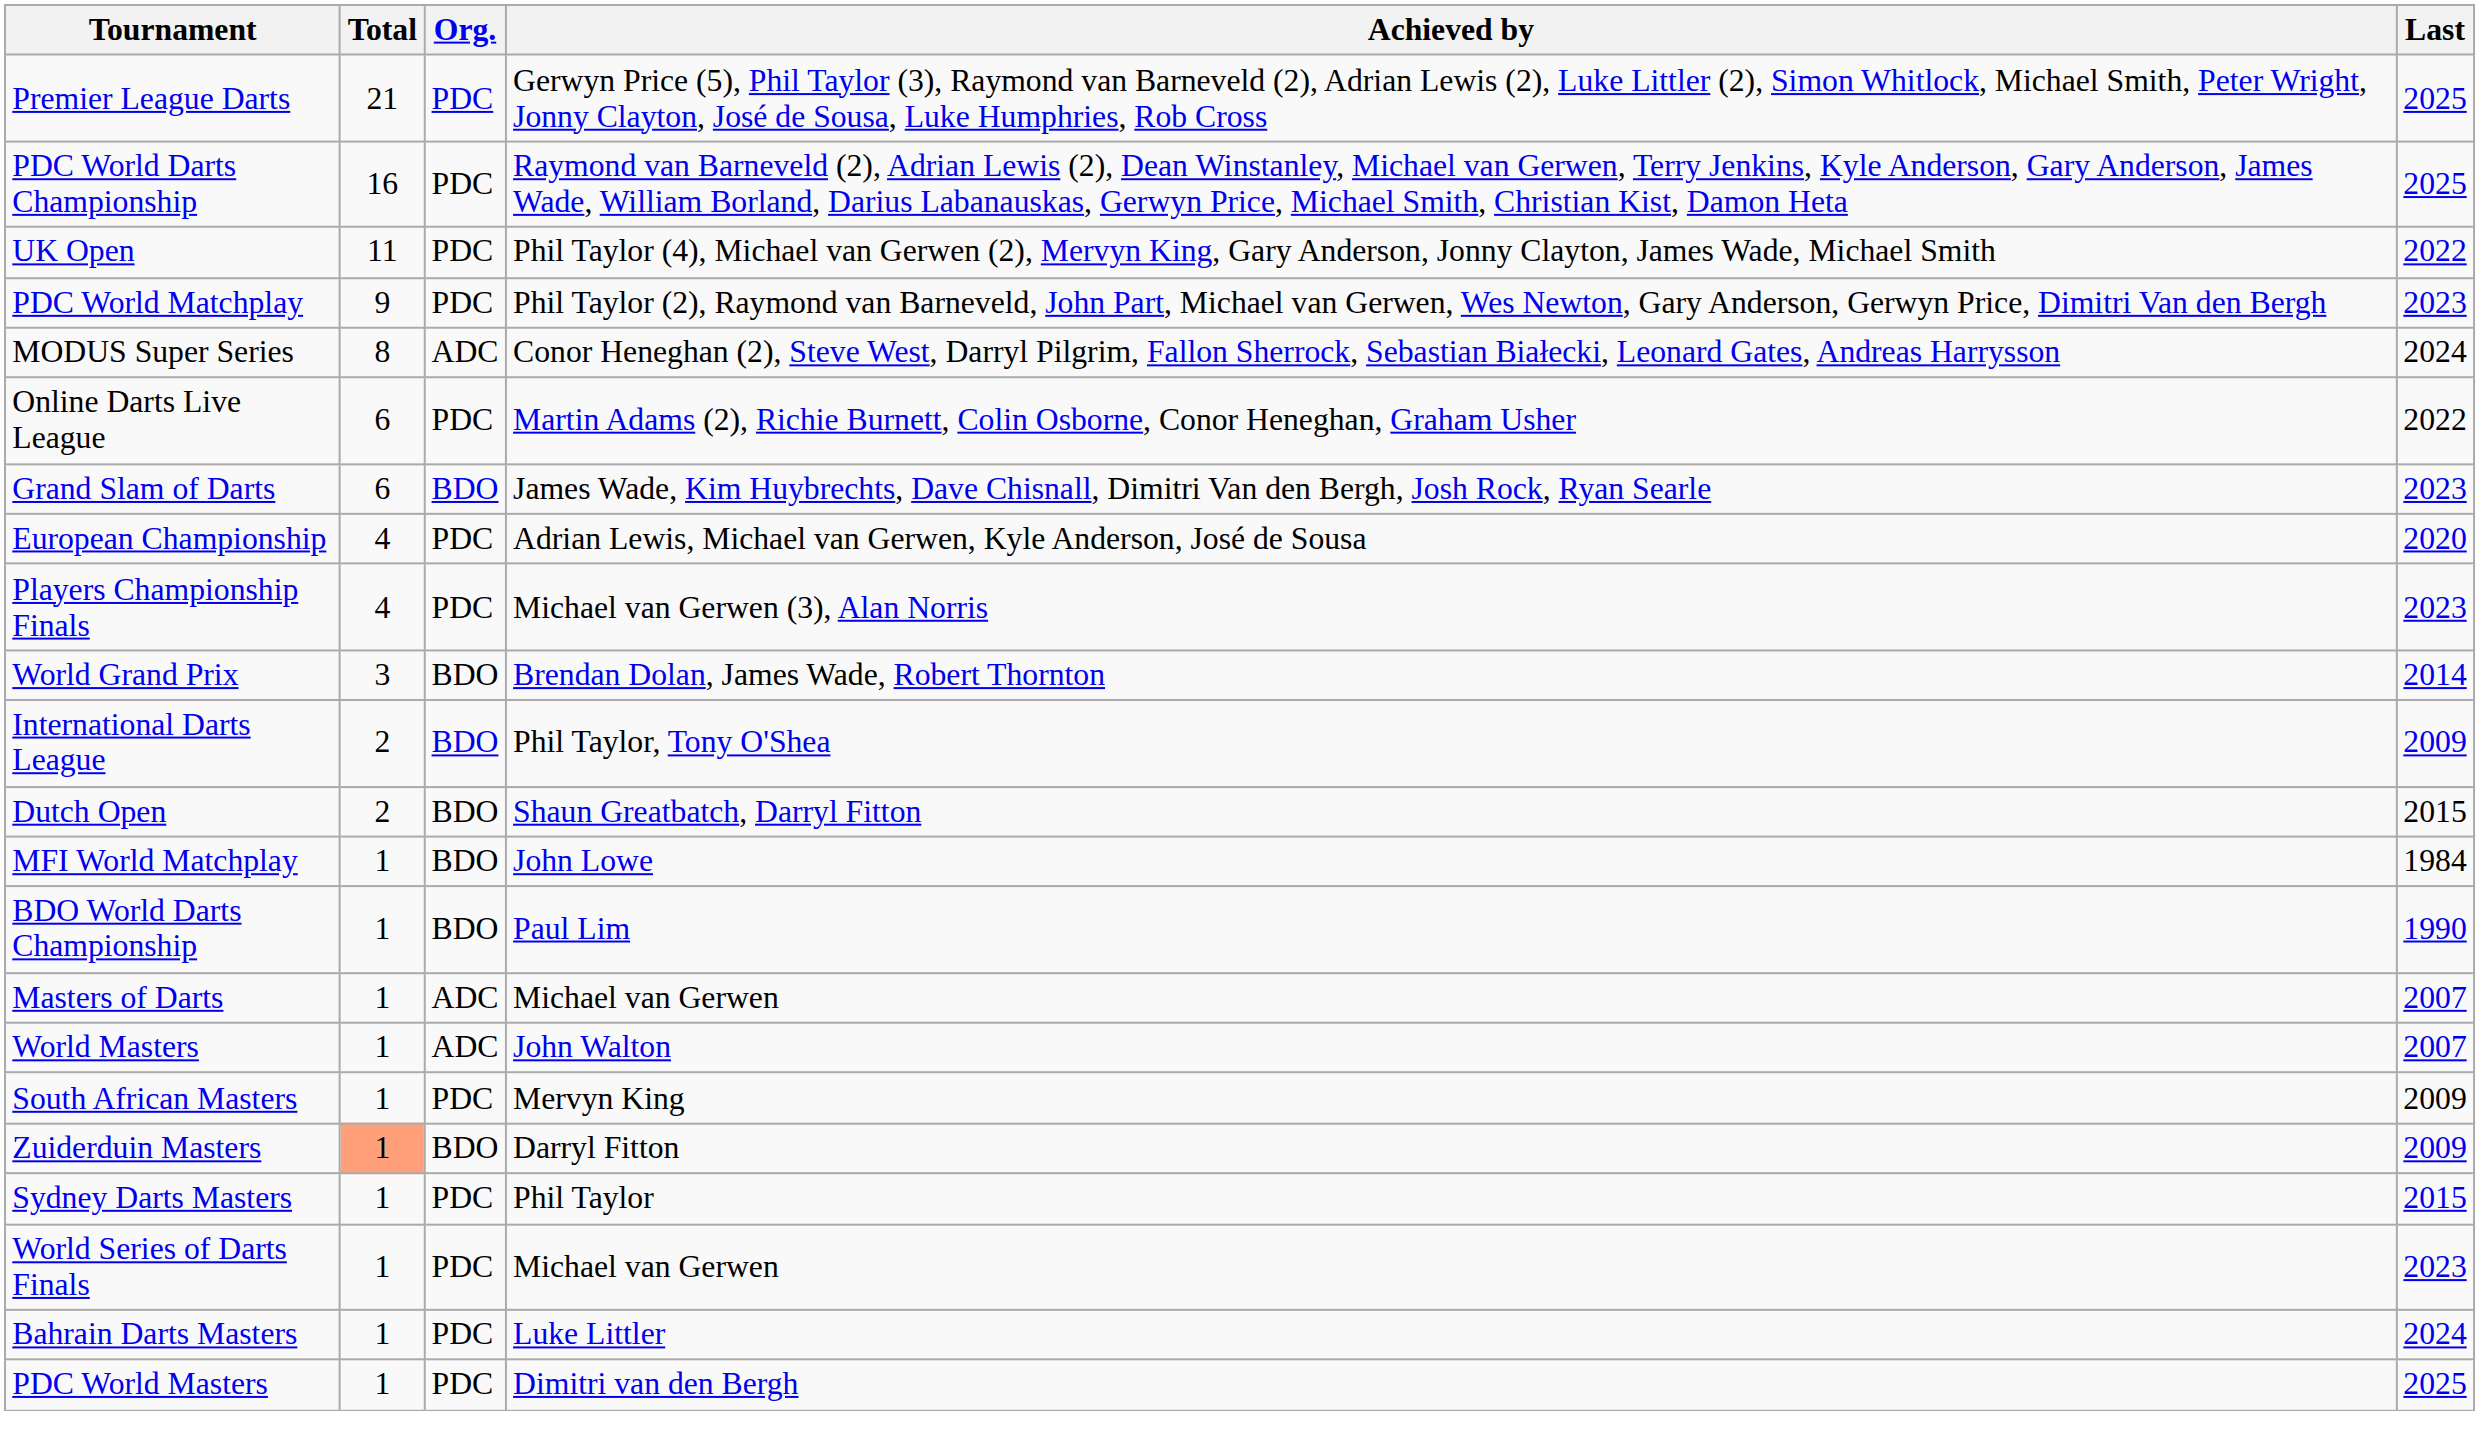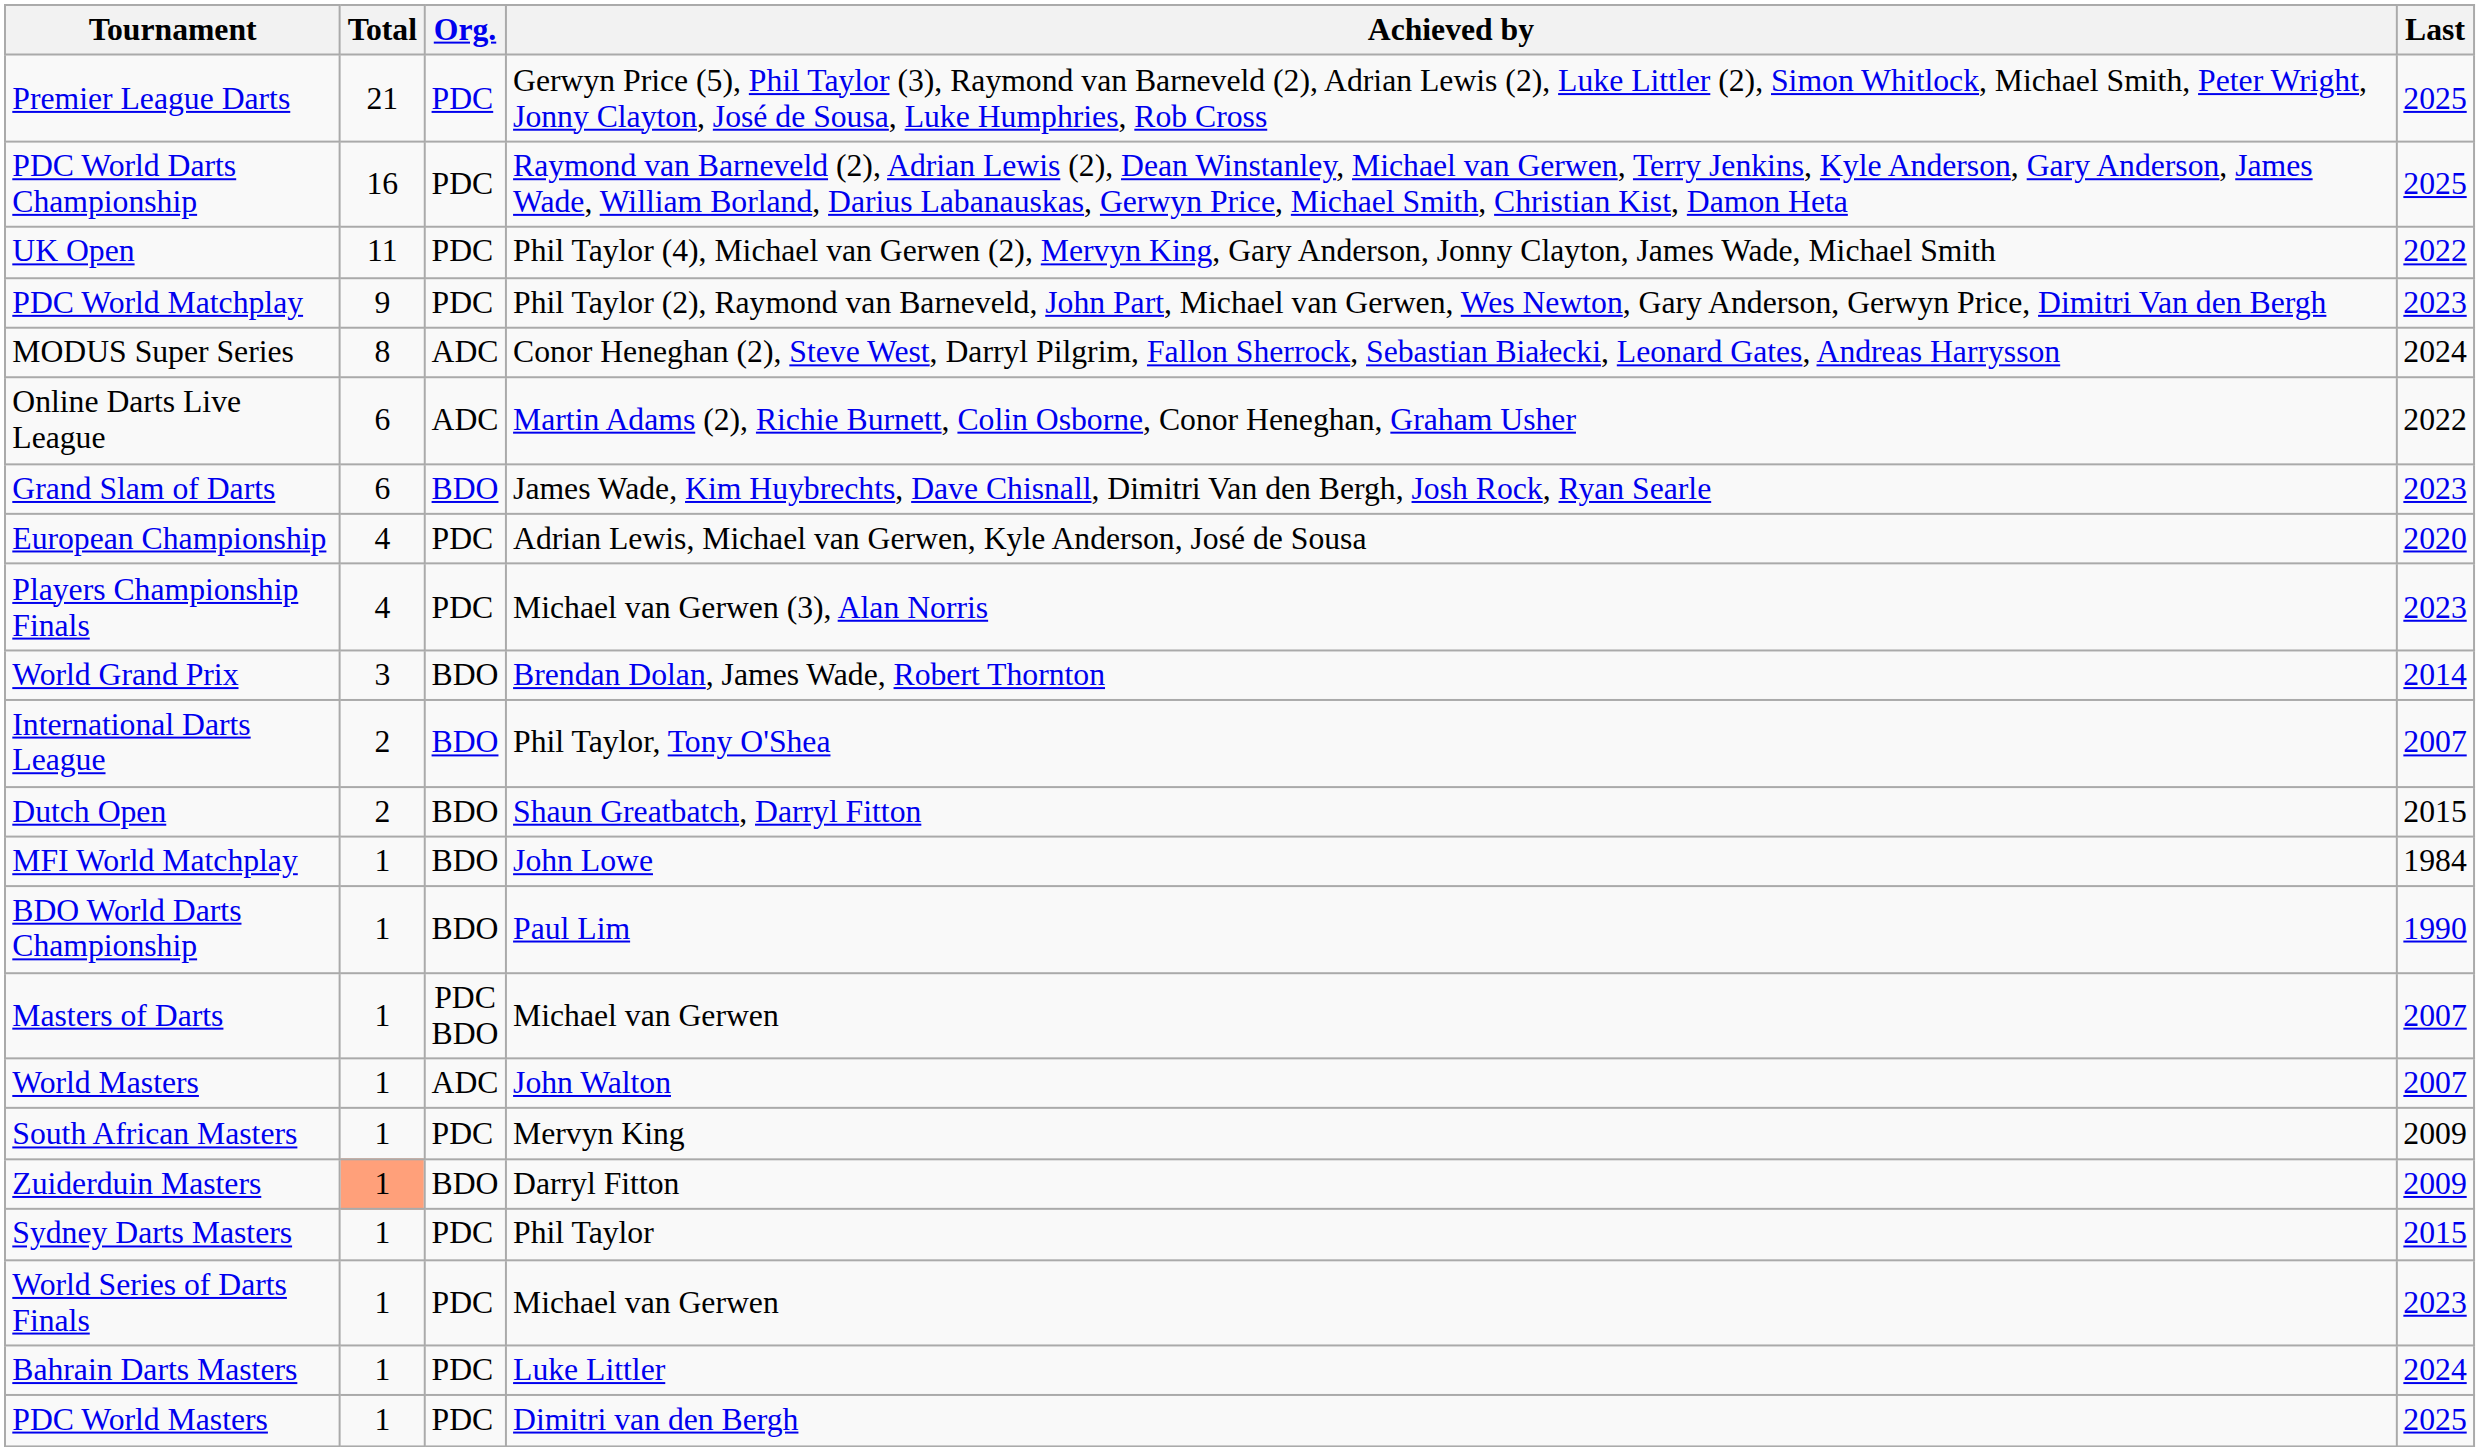(462, 420) PDC -> (465, 420) ADC
(2435, 742) 2009 -> (2435, 742) 2007
(465, 997) ADC -> (465, 1014) PDC BDO
